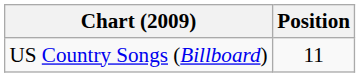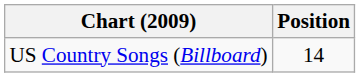(314, 54) 11 -> (314, 54) 14
